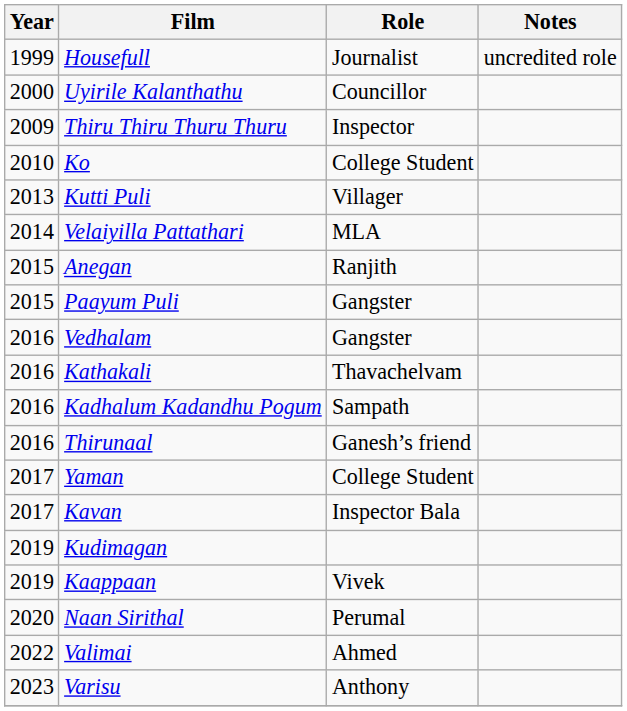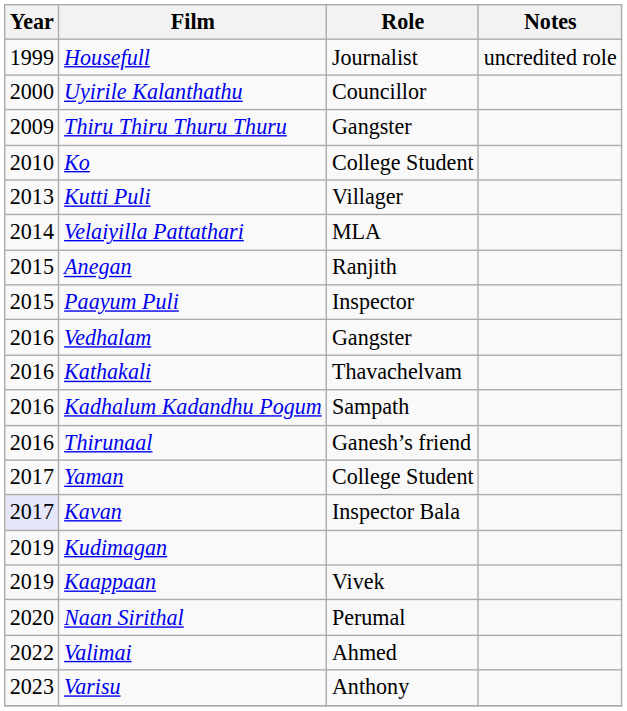(373, 127) Inspector -> (372, 127) Gangster
(372, 302) Gangster -> (373, 302) Inspector
(32, 512) no background -> (32, 512) lavender background
